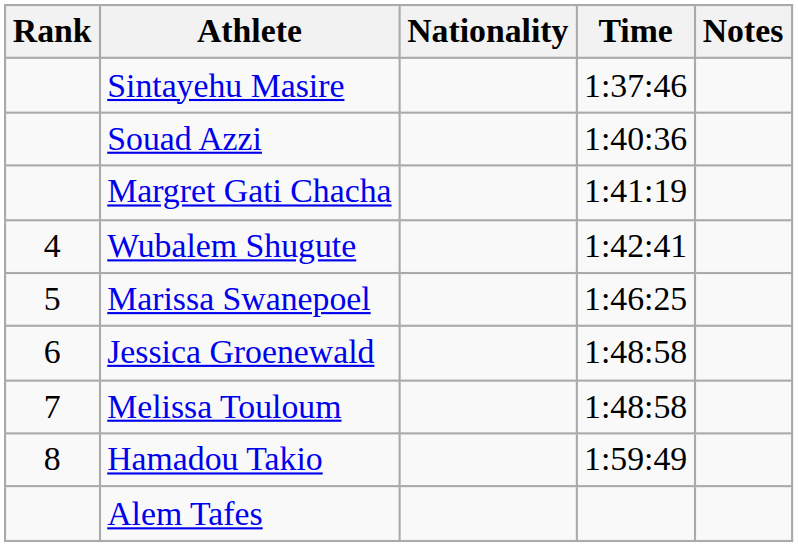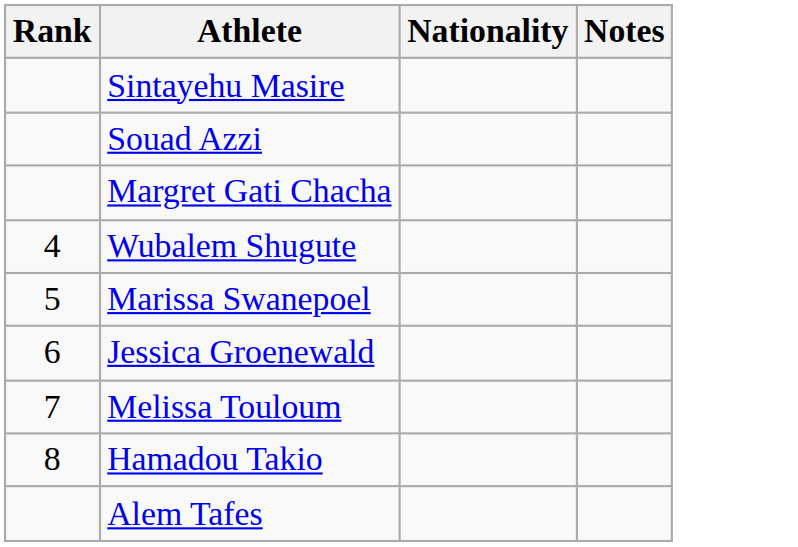- column: (636, 31)
